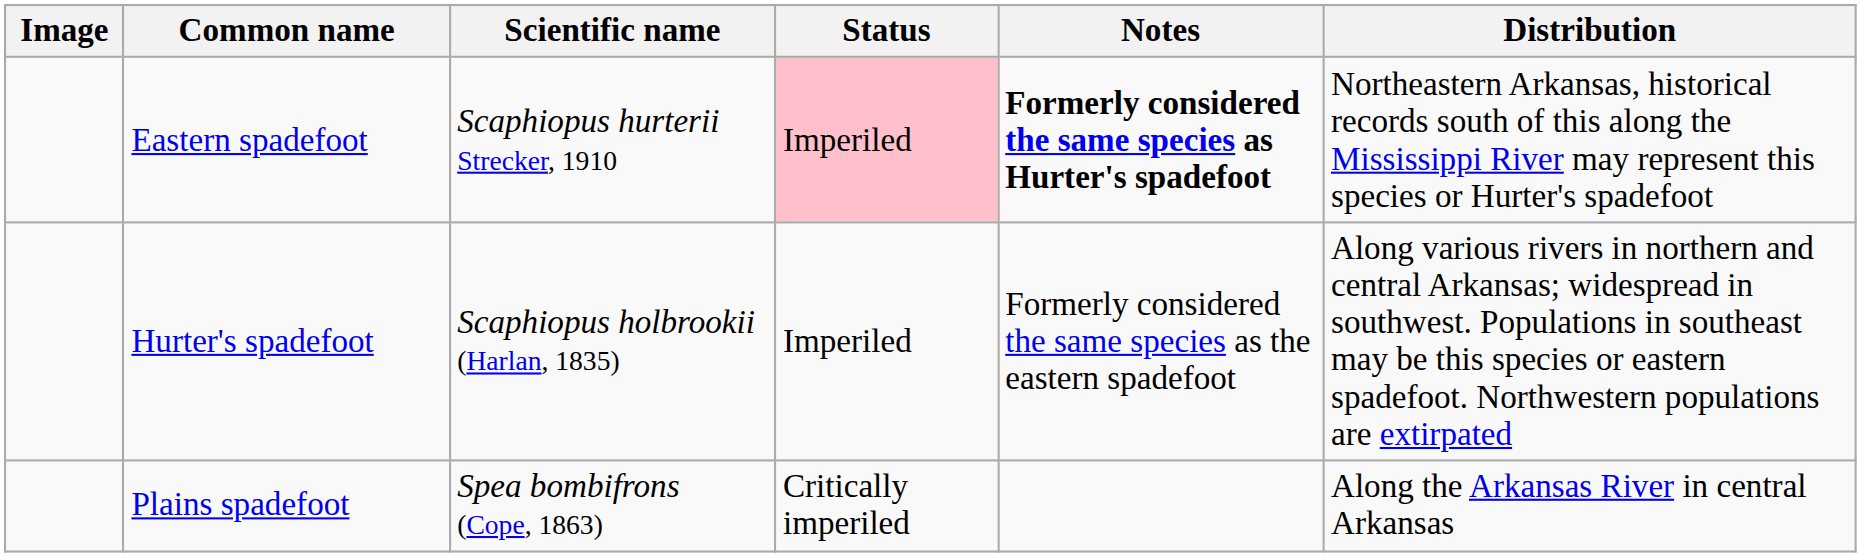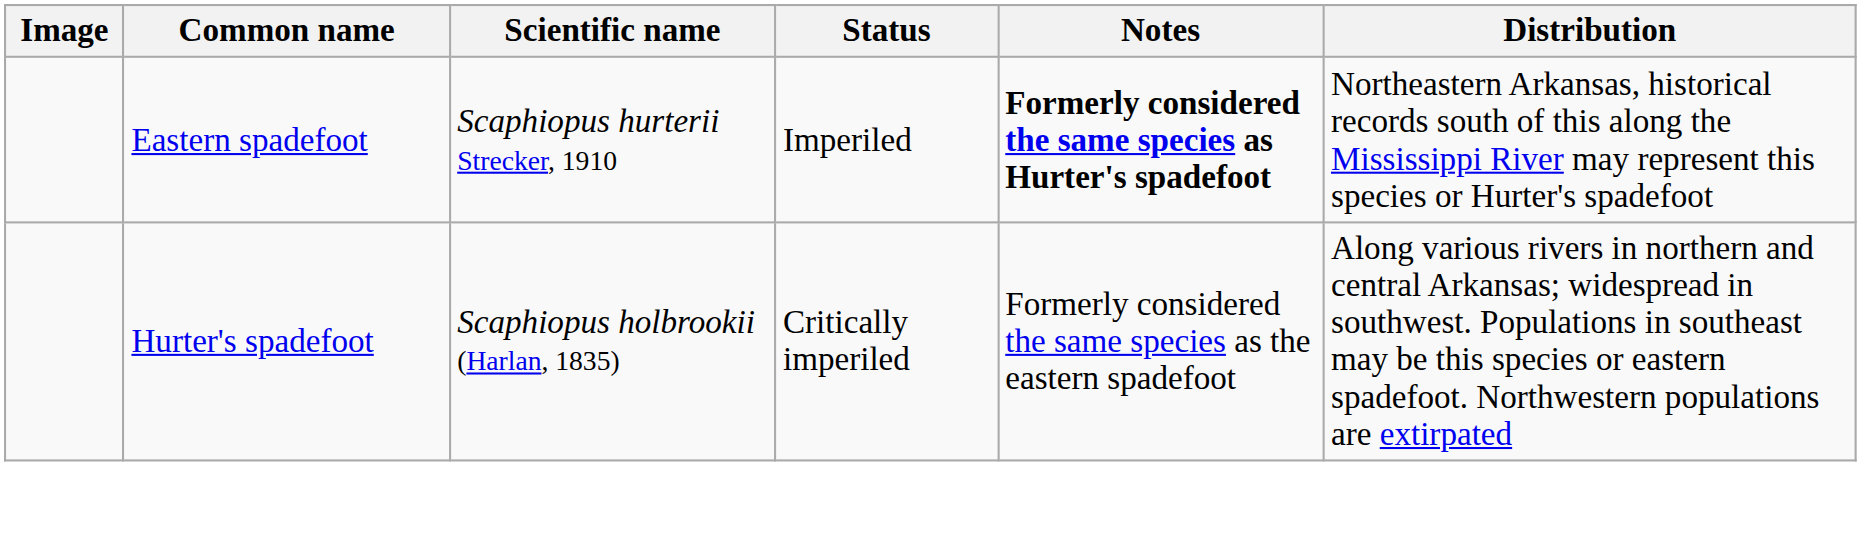(847, 139) pink background -> (847, 139) no background
(847, 340) Imperiled -> (846, 340) Critically imperiled
- row: (240, 505)
